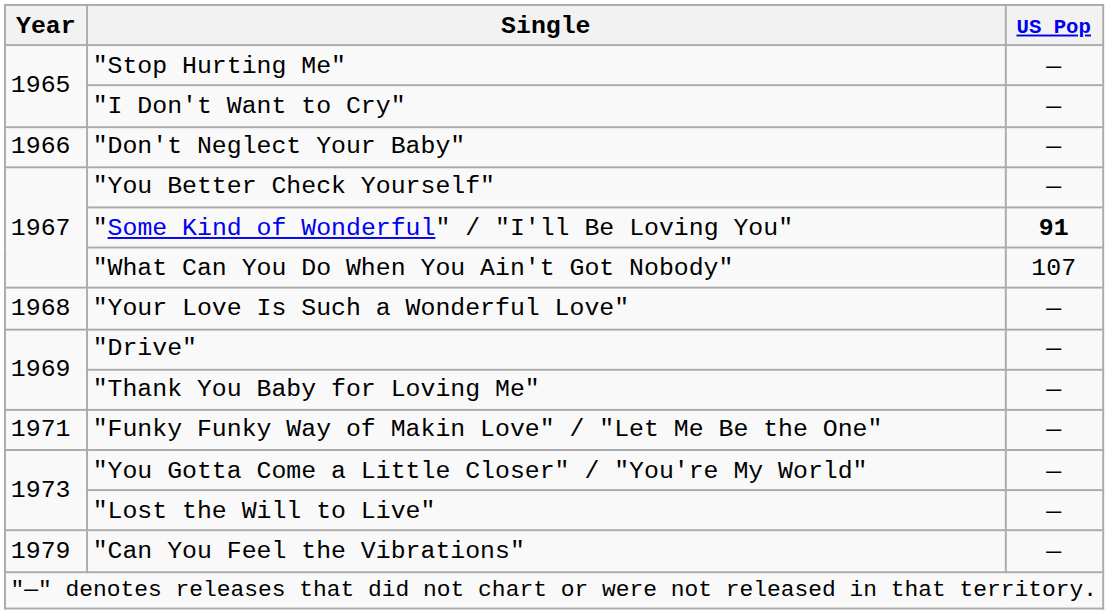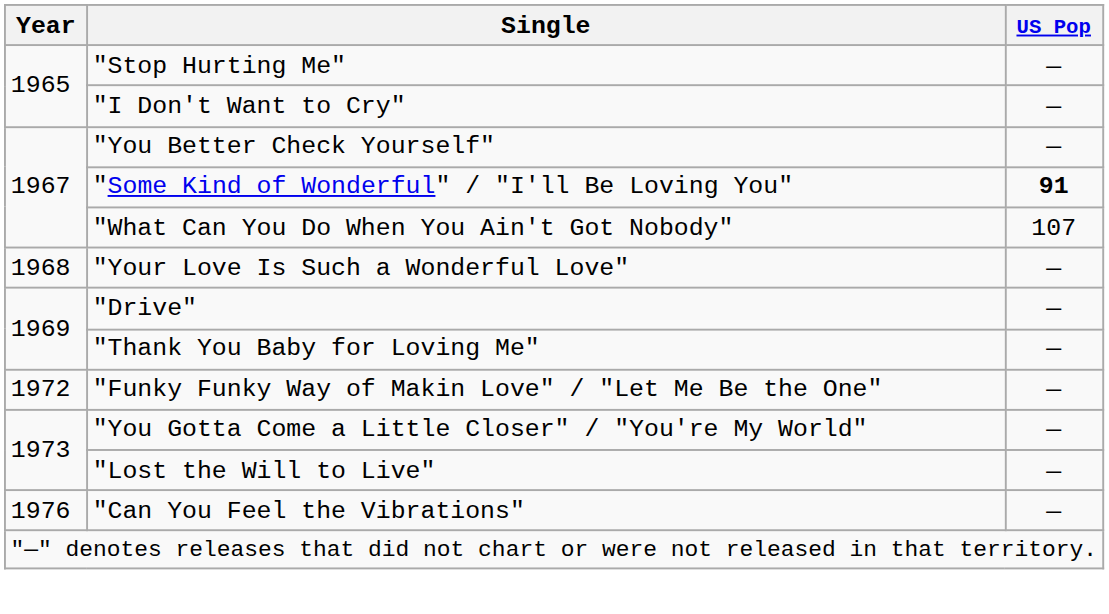- row: (279, 147)
(41, 430) 1971 -> (41, 389) 1972
(41, 551) 1979 -> (41, 511) 1976
